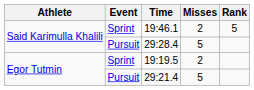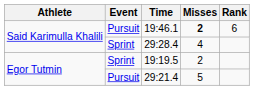(121, 29) Sprint -> (123, 29) Pursuit
(200, 29) normal -> (200, 29) bold
(234, 29) 5 -> (234, 29) 6
(123, 45) Pursuit -> (121, 45) Sprint
(200, 45) 5 -> (200, 45) 4
